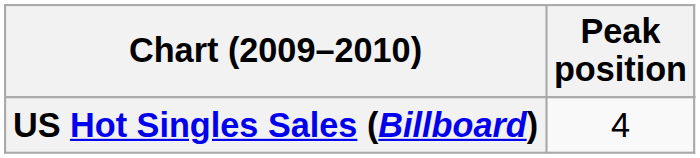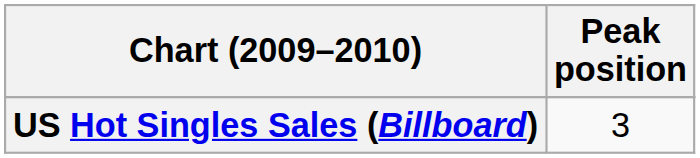(620, 124) 4 -> (620, 124) 3
